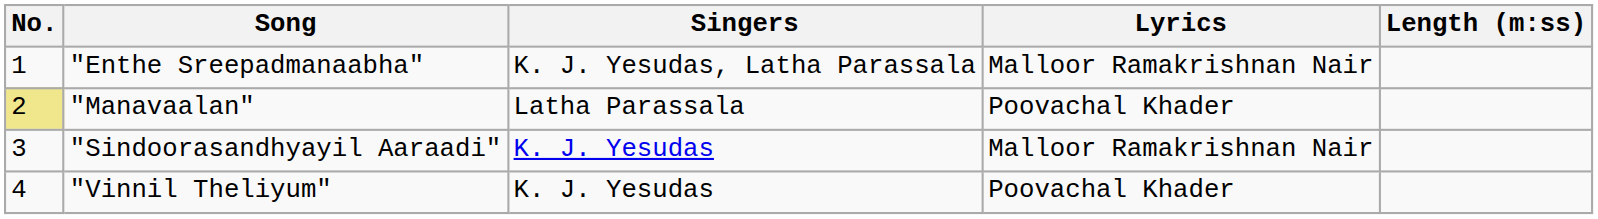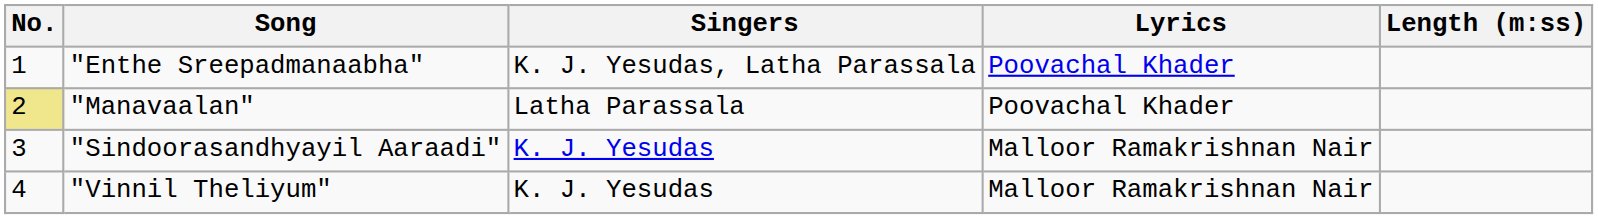(1181, 68) Malloor Ramakrishnan Nair -> (1111, 68) Poovachal Khader
(1111, 192) Poovachal Khader -> (1181, 192) Malloor Ramakrishnan Nair
